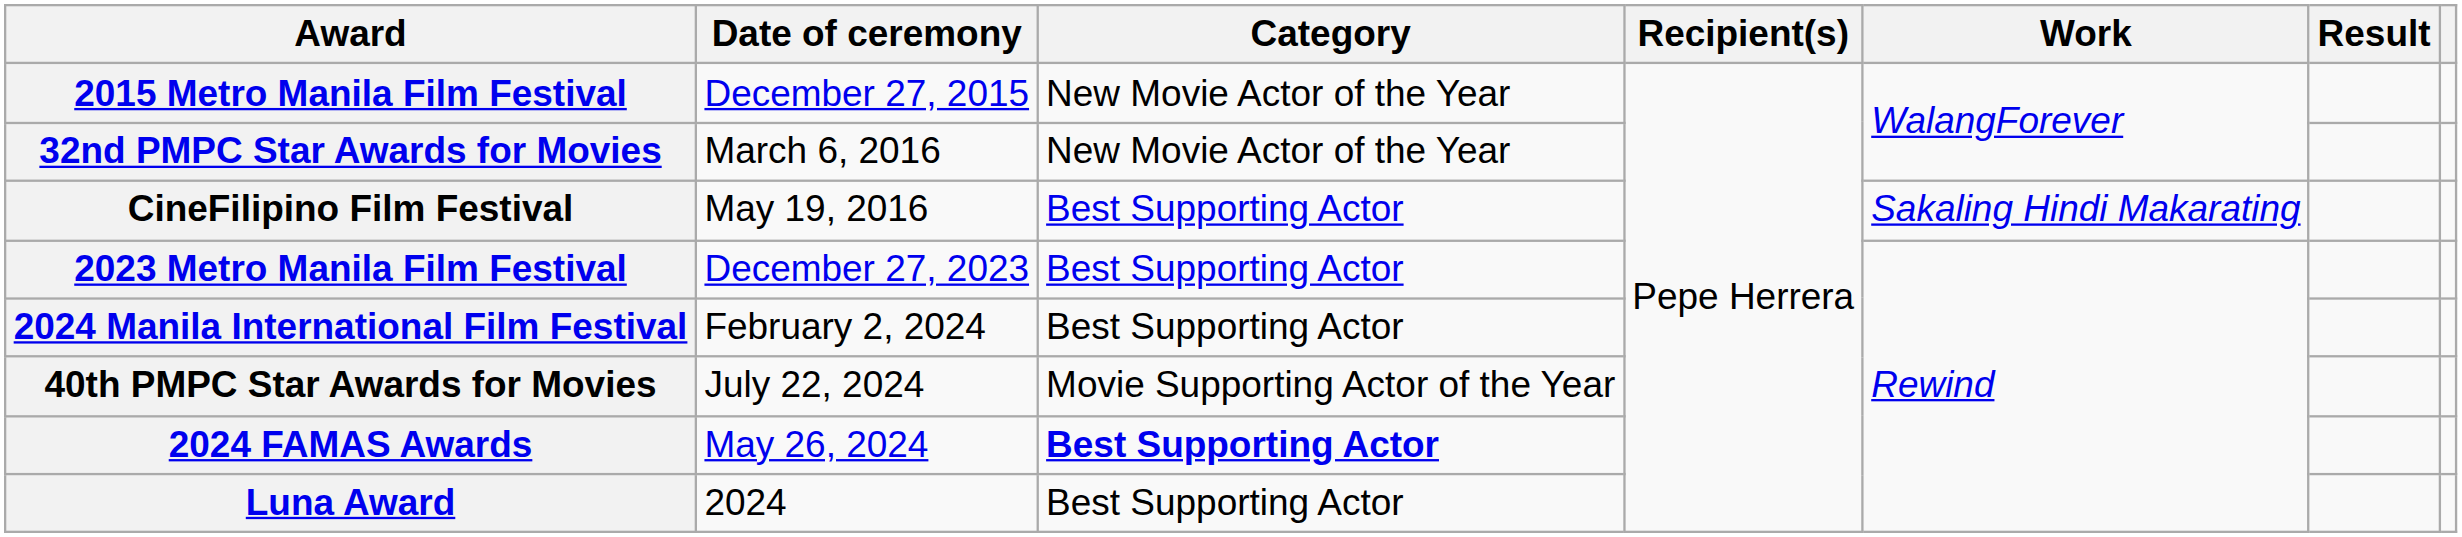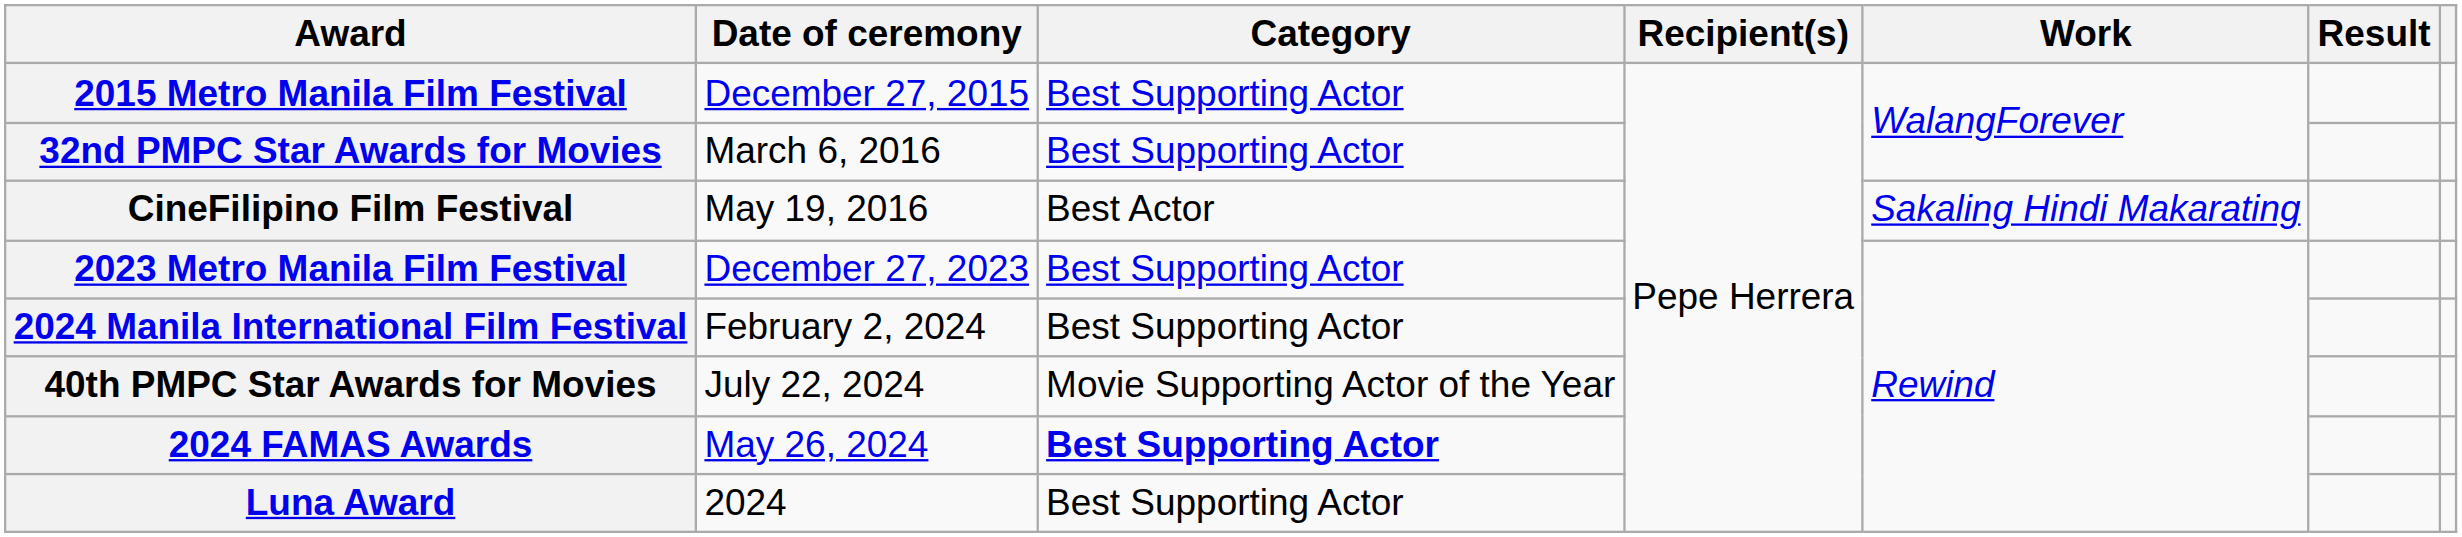(1278, 92) New Movie Actor of the Year -> (1225, 92) Best Supporting Actor
(1278, 151) New Movie Actor of the Year -> (1225, 151) Best Supporting Actor
(1225, 209) Best Supporting Actor -> (1130, 209) Best Actor
